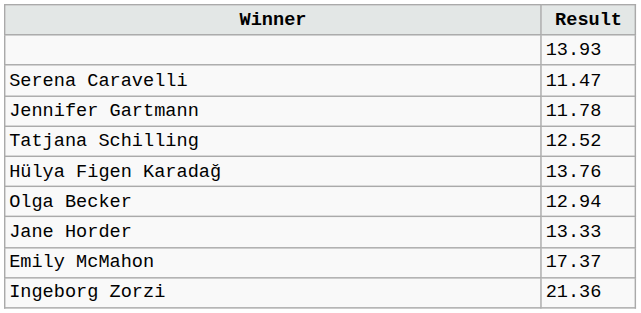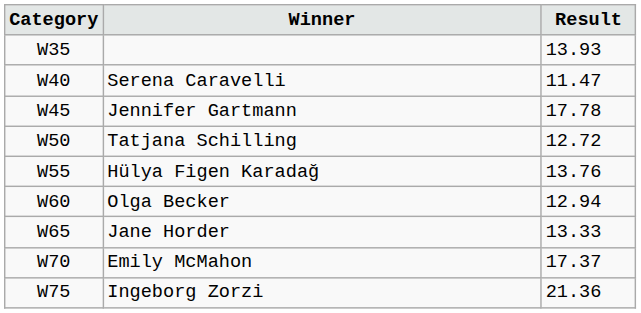+ column: (54, 20)
(574, 111) 11.78 -> (574, 111) 17.78
(574, 141) 12.52 -> (574, 141) 12.72
